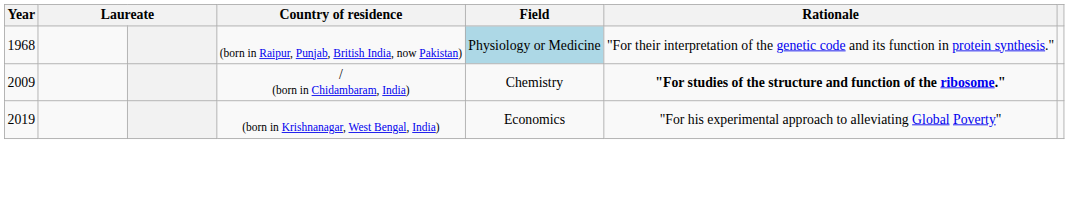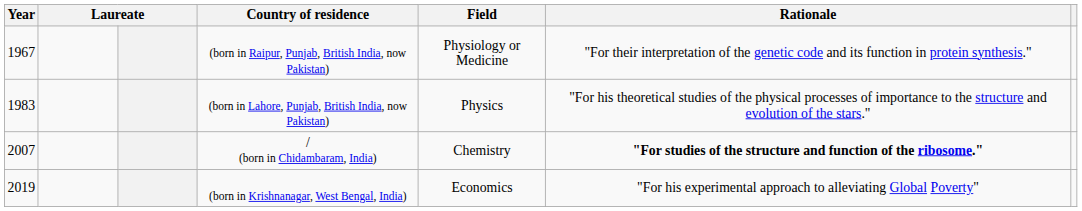(21, 44) 1968 -> (21, 52) 1967
(534, 44) lightblue background -> (482, 52) no background
+ row: (308, 114)
(21, 82) 2009 -> (21, 150) 2007
